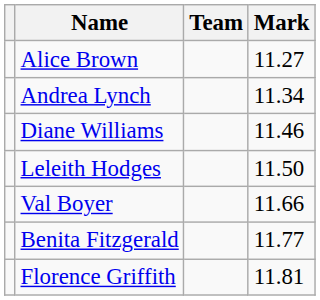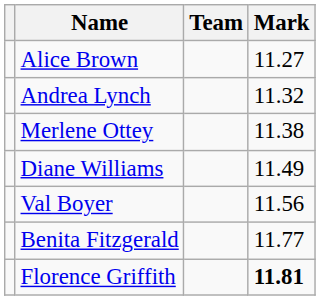(279, 95) 11.34 -> (279, 95) 11.32
+ row: (87, 131)
(279, 131) 11.46 -> (279, 167) 11.49
- row: (91, 167)
(279, 204) 11.66 -> (279, 204) 11.56
(279, 276) normal -> (279, 276) bold
